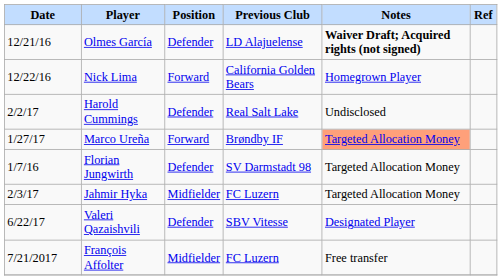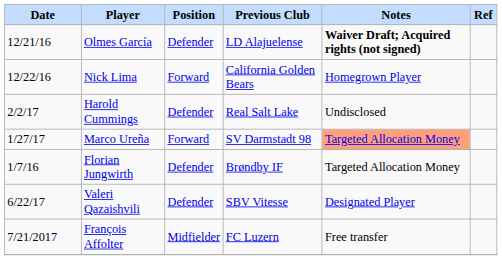(254, 139) Brøndby IF -> (268, 139) SV Darmstadt 98
(268, 167) SV Darmstadt 98 -> (254, 167) Brøndby IF
- row: (115, 194)
